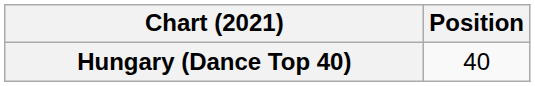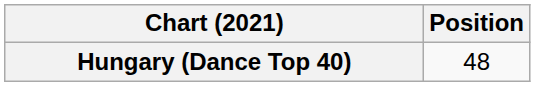(477, 61) 40 -> (477, 61) 48
